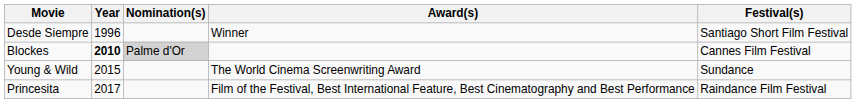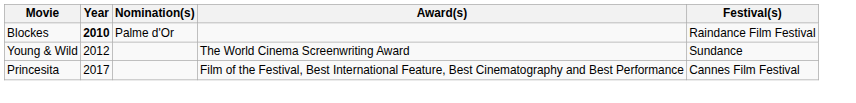- row: (48, 32)
(155, 51) lightgrey background -> (144, 32) no background
(755, 51) Cannes Film Festival -> (752, 32) Raindance Film Festival
(107, 70) 2015 -> (96, 51) 2012
(763, 88) Raindance Film Festival -> (744, 70) Cannes Film Festival
